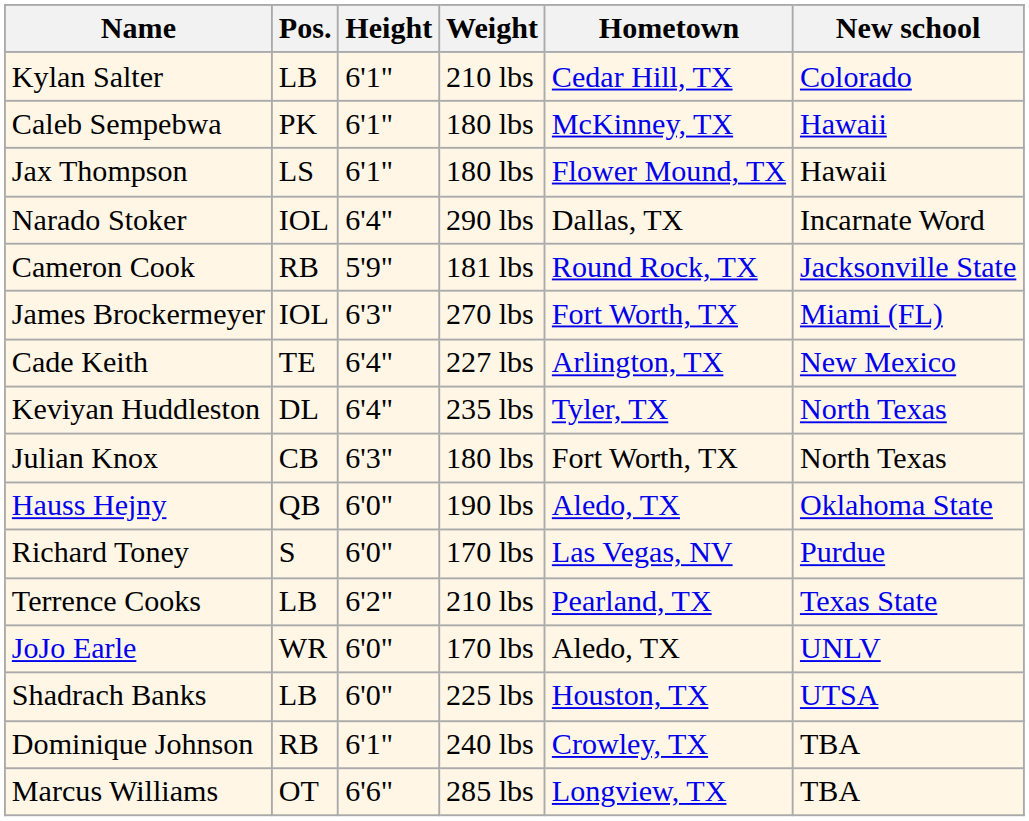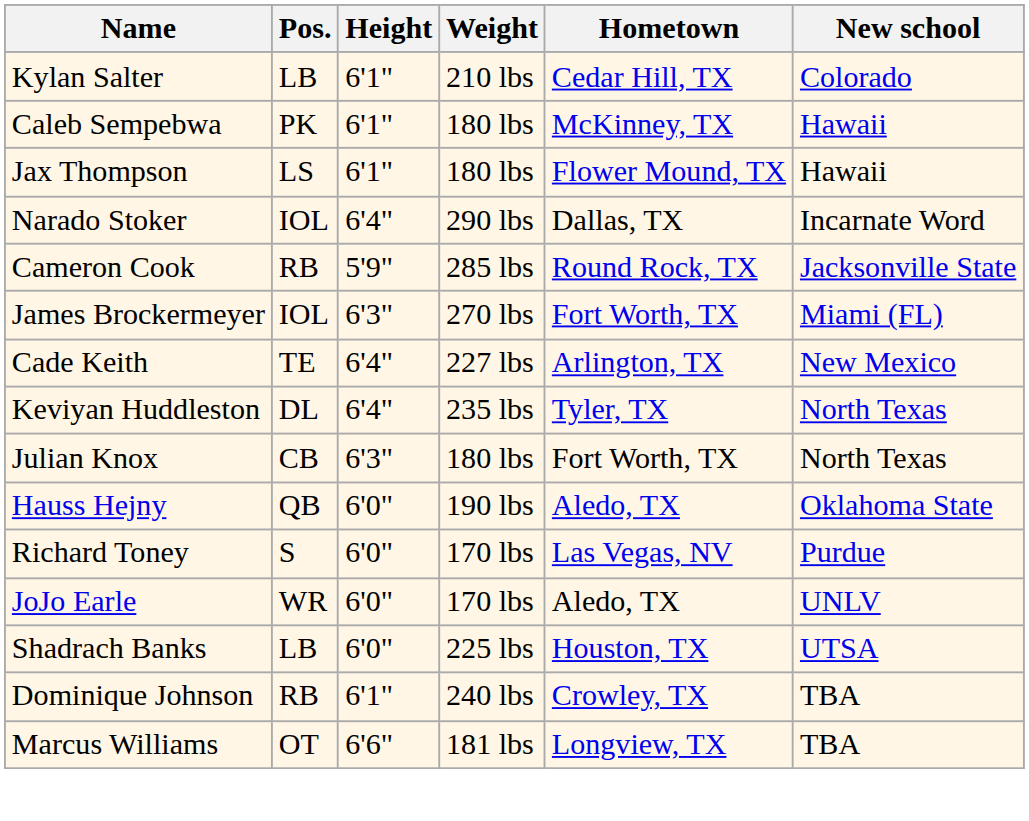(490, 266) 181 lbs -> (490, 266) 285 lbs
- row: (106, 600)
(490, 791) 285 lbs -> (490, 743) 181 lbs
